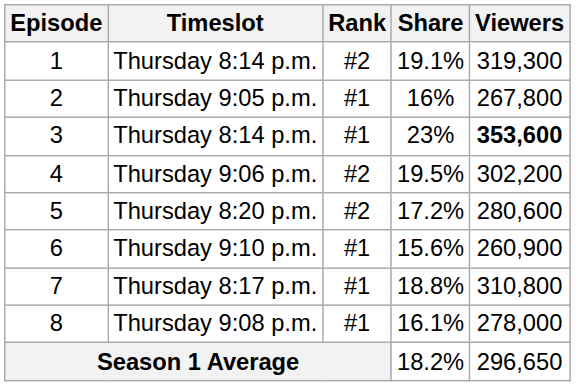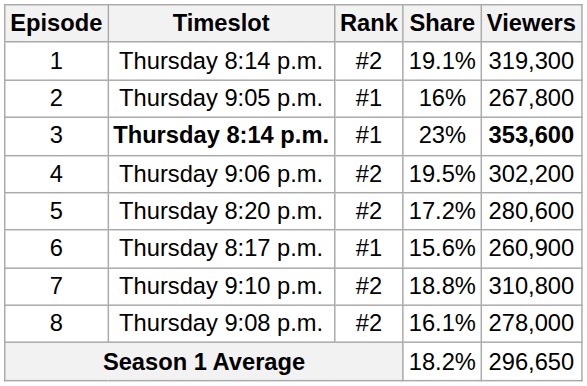(215, 135) normal -> (221, 135) bold
(215, 248) Thursday 9:10 p.m. -> (221, 248) Thursday 8:17 p.m.
(215, 286) Thursday 8:17 p.m. -> (221, 286) Thursday 9:10 p.m.
(357, 286) #1 -> (369, 286) #2
(357, 323) #1 -> (369, 323) #2
